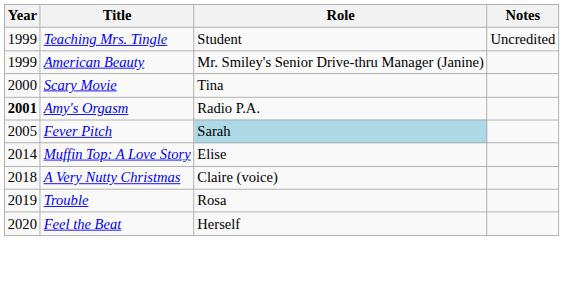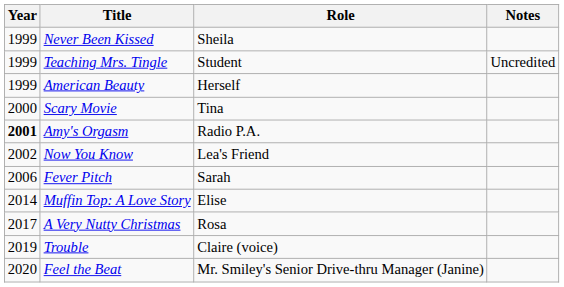+ row: (99, 39)
(341, 62) Mr. Smiley's Senior Drive-thru Manager (Janine) -> (219, 85) Herself
+ row: (88, 154)
(22, 131) 2005 -> (22, 177) 2006
(214, 131) lightblue background -> (214, 177) no background
(22, 177) 2018 -> (22, 223) 2017
(238, 177) Claire (voice) -> (212, 223) Rosa
(212, 200) Rosa -> (238, 246) Claire (voice)
(219, 223) Herself -> (341, 270) Mr. Smiley's Senior Drive-thru Manager (Janine)
